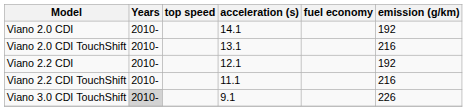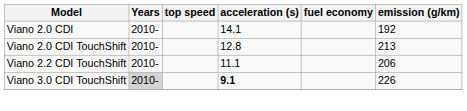(231, 47) 13.1 -> (231, 47) 12.8
(387, 47) 216 -> (387, 47) 213
- row: (40, 64)
(387, 81) 216 -> (387, 64) 206
(228, 98) normal -> (228, 81) bold
